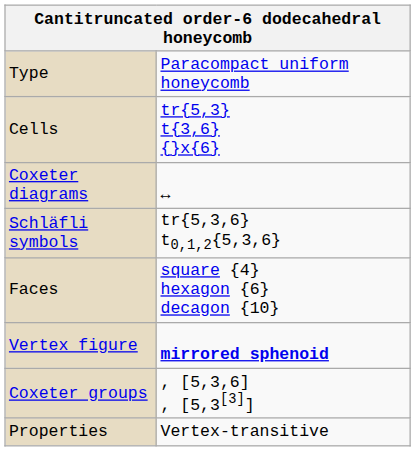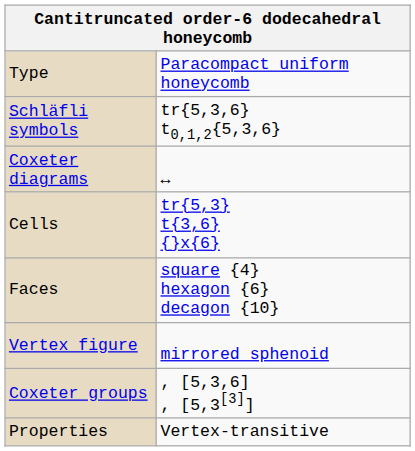rows swapped: (49, 233) <-> (34, 130)
(245, 355) bold -> (245, 355) normal
